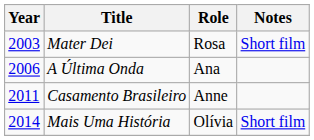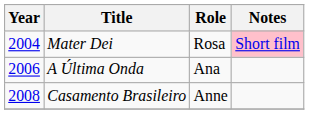(24, 44) 2003 -> (24, 44) 2004
(273, 44) no background -> (268, 44) pink background
(24, 96) 2011 -> (24, 96) 2008
- row: (109, 122)
